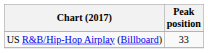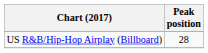(184, 39) 33 -> (184, 39) 28
